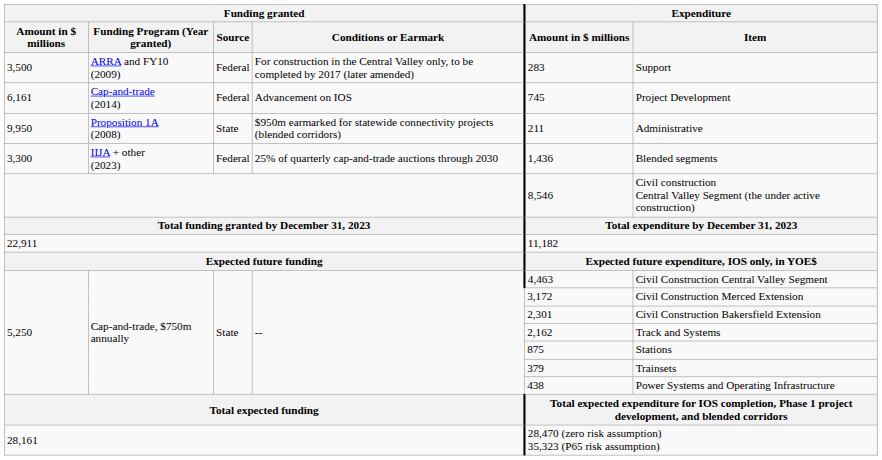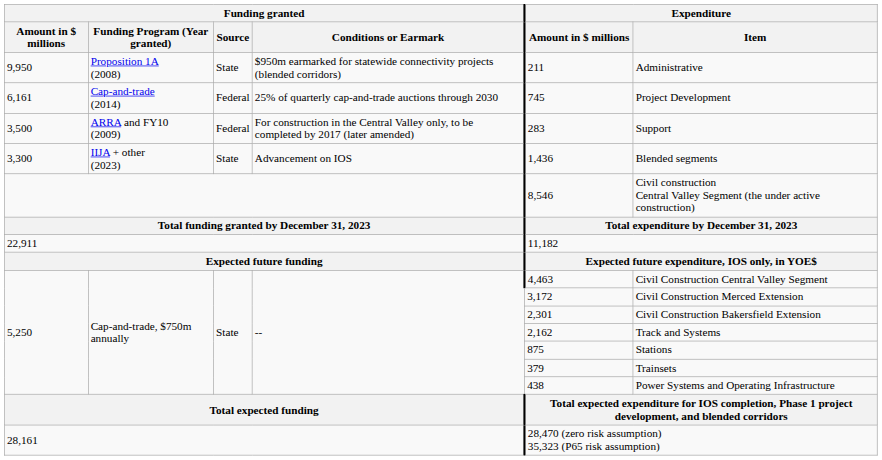rows swapped: (20, 128) <-> (20, 67)
(303, 98) Advancement on IOS -> (376, 98) 25% of quarterly cap-and-trade auctions through 2030
(233, 158) Federal -> (227, 158) State
(376, 158) 25% of quarterly cap-and-trade auctions through 2030 -> (303, 158) Advancement on IOS
